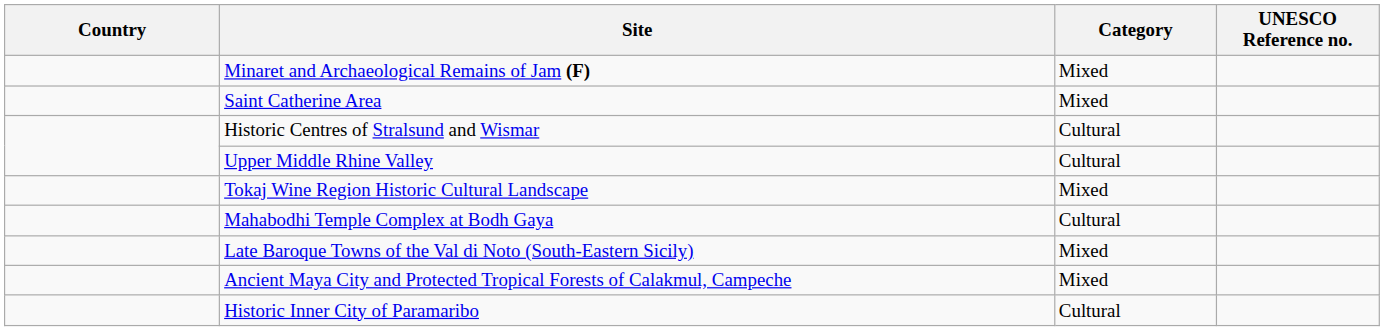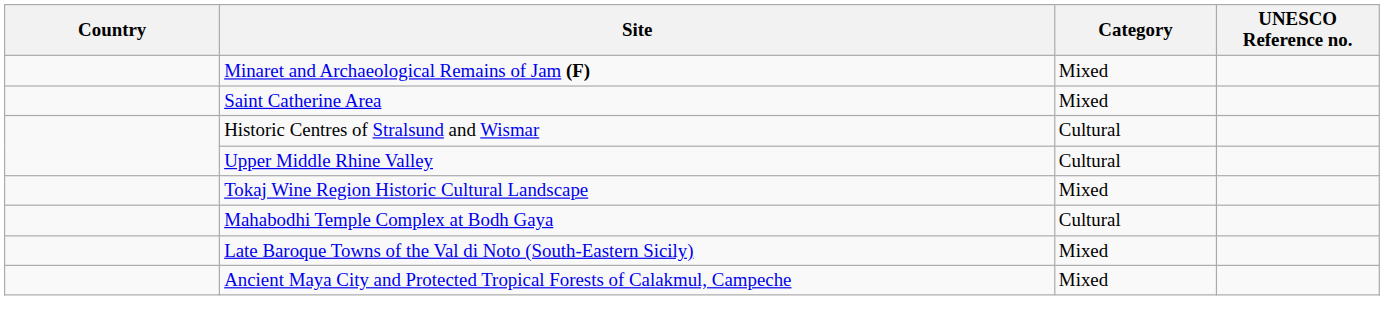- row: (352, 310)
